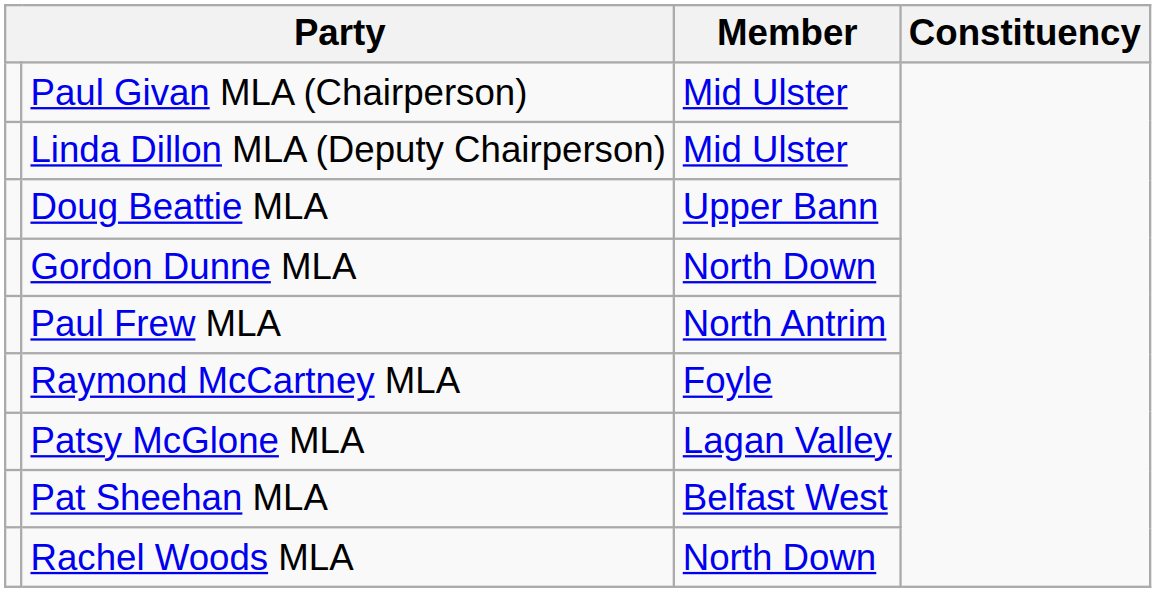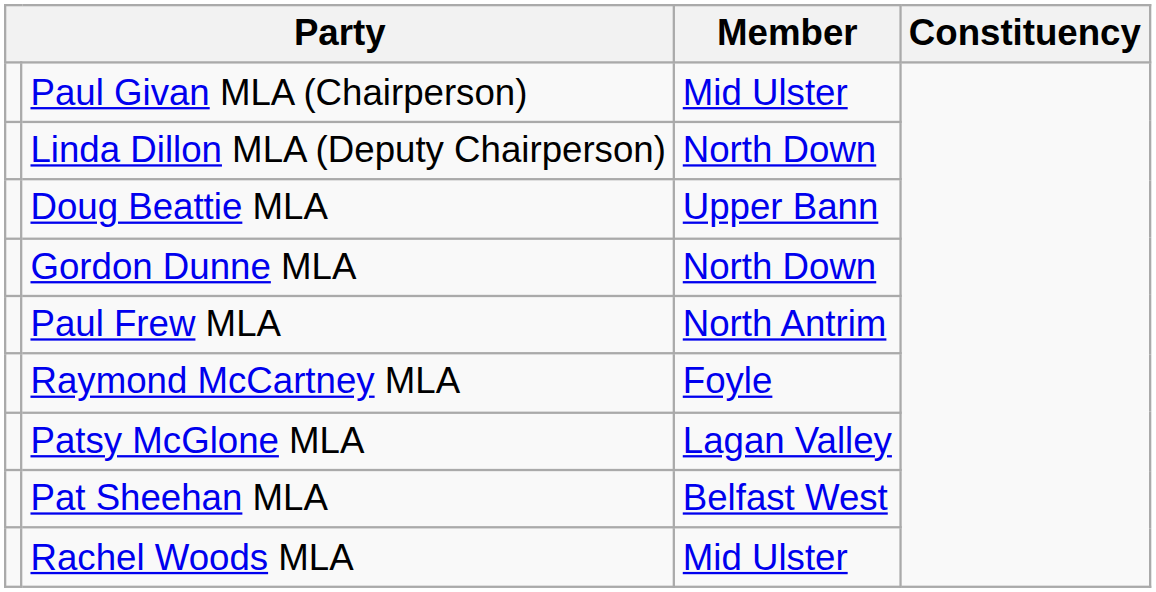(765, 149) Mid Ulster -> (780, 149) North Down
(780, 556) North Down -> (765, 556) Mid Ulster
